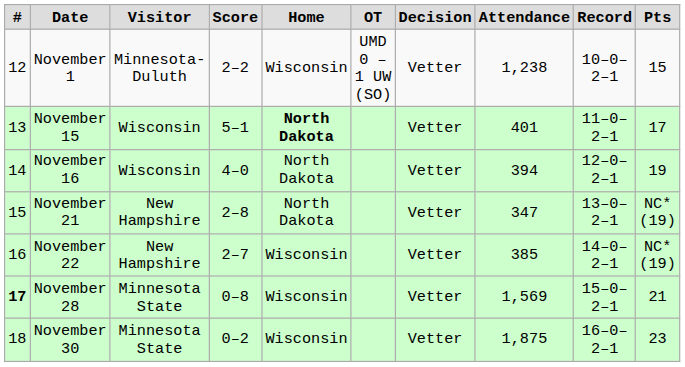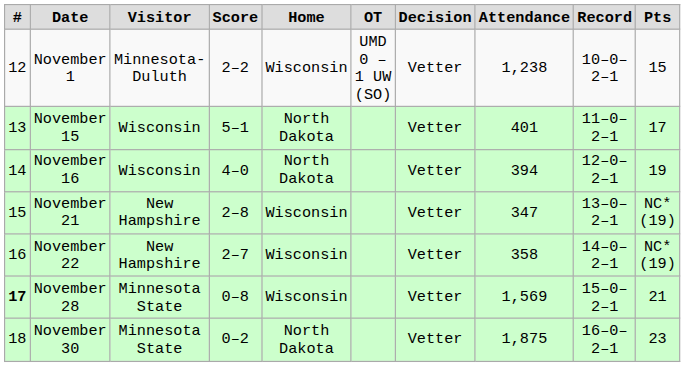(306, 128) bold -> (306, 128) normal
(306, 213) North Dakota -> (306, 213) Wisconsin
(524, 255) 385 -> (524, 255) 358
(306, 340) Wisconsin -> (306, 340) North Dakota
